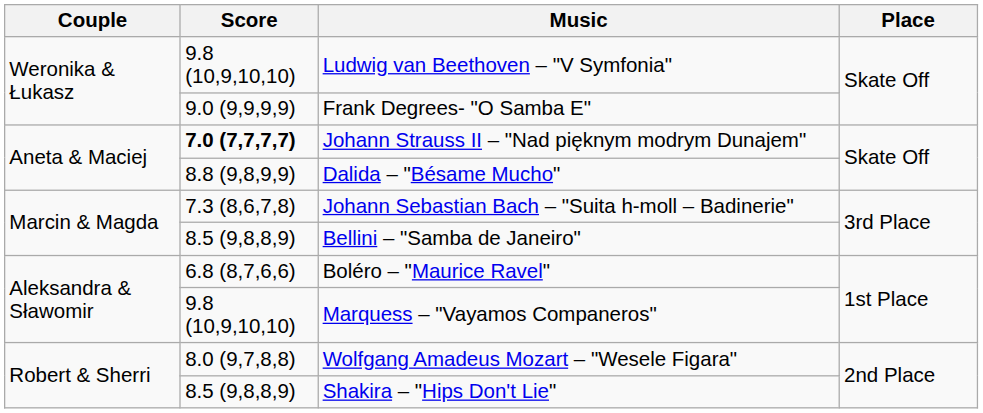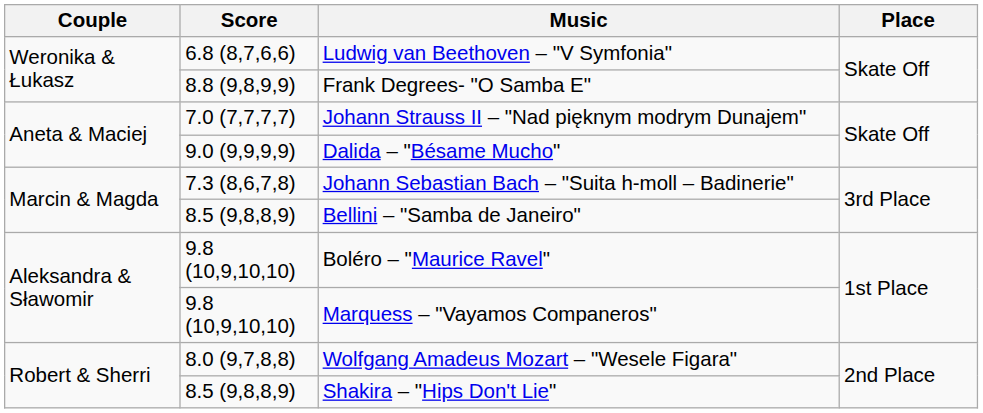(240, 64) 9.8 (10,9,10,10) -> (240, 53) 6.8 (8,7,6,6)
(240, 108) 9.0 (9,9,9,9) -> (240, 85) 8.8 (9,8,9,9)
(240, 141) bold -> (240, 118) normal
(240, 173) 8.8 (9,8,9,9) -> (240, 150) 9.0 (9,9,9,9)
(240, 271) 6.8 (8,7,6,6) -> (240, 259) 9.8 (10,9,10,10)
